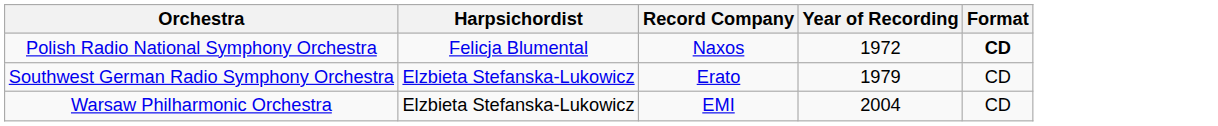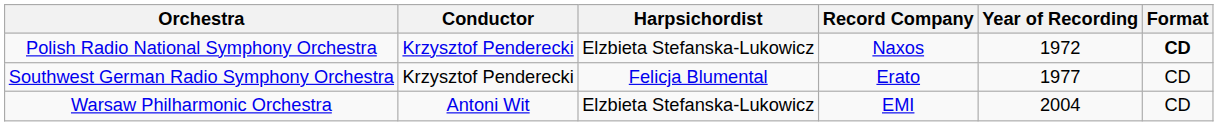+ column: (488, 18)
(519, 47) Felicja Blumental -> (698, 47) Elzbieta Stefanska-Lukowicz
(519, 76) Elzbieta Stefanska-Lukowicz -> (698, 76) Felicja Blumental
(880, 76) 1979 -> (1060, 76) 1977
